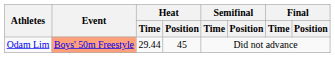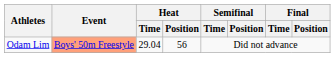(150, 45) 29.44 -> (150, 45) 29.04
(182, 45) 45 -> (182, 45) 56
